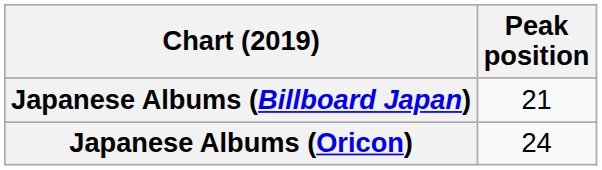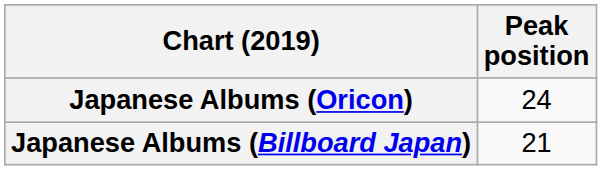rows swapped: (241, 99) <-> (241, 142)
